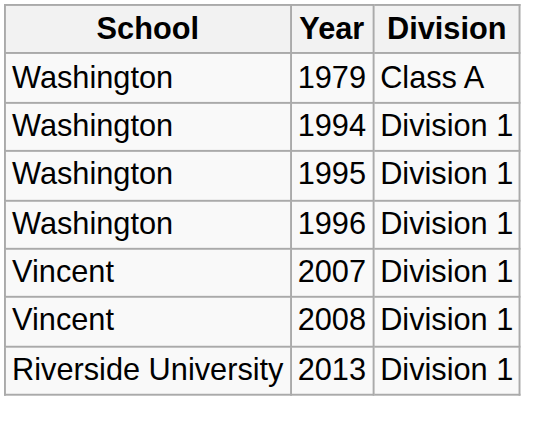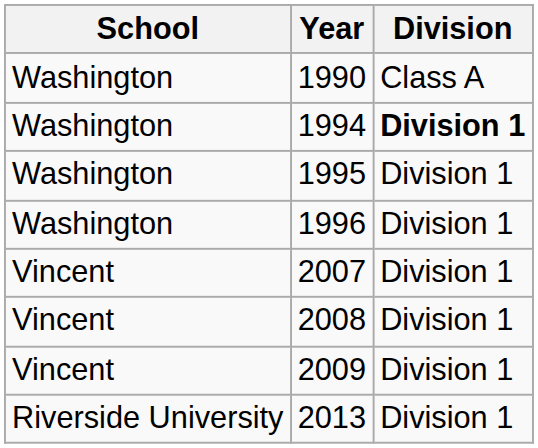- row: (332, 77)
+ row: (332, 77)
(447, 126) normal -> (453, 126) bold
+ row: (332, 369)
